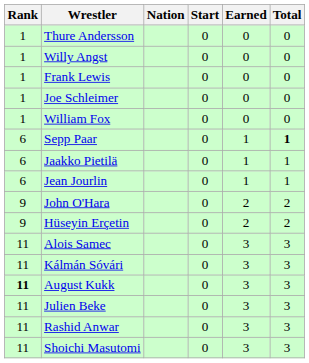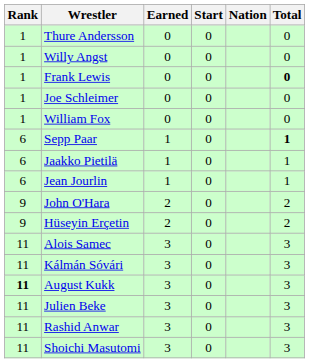columns swapped: (166, 14) <-> (246, 14)
(287, 77) normal -> (287, 77) bold
